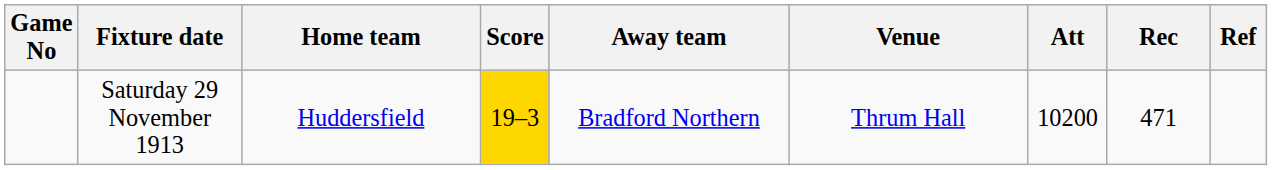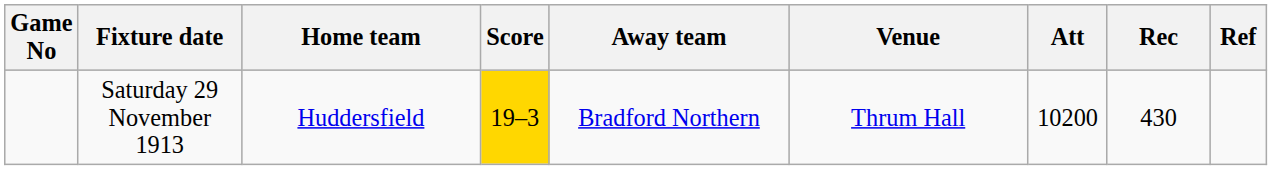(1159, 117) 471 -> (1159, 117) 430
